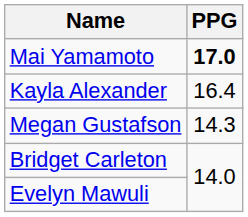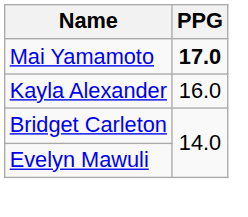(214, 90) 16.4 -> (200, 90) 16.0
- row: (96, 125)
